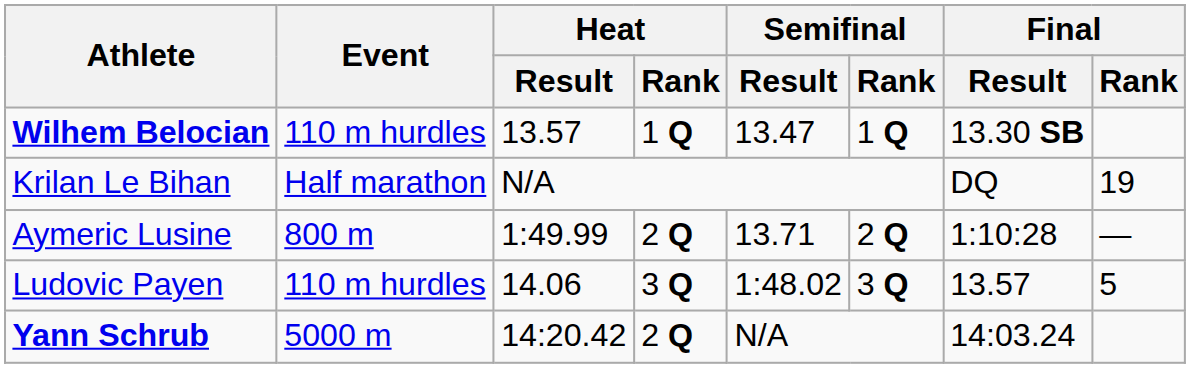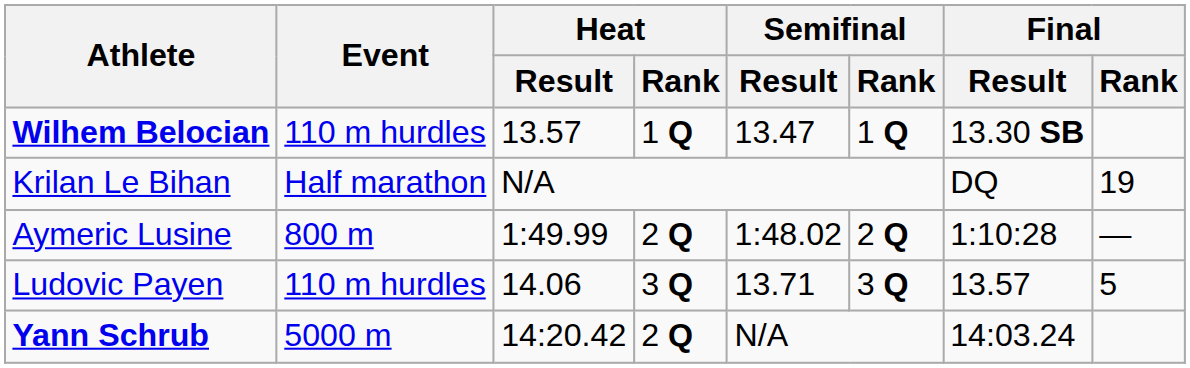(775, 234) 13.71 -> (788, 234) 1:48.02
(788, 285) 1:48.02 -> (775, 285) 13.71
